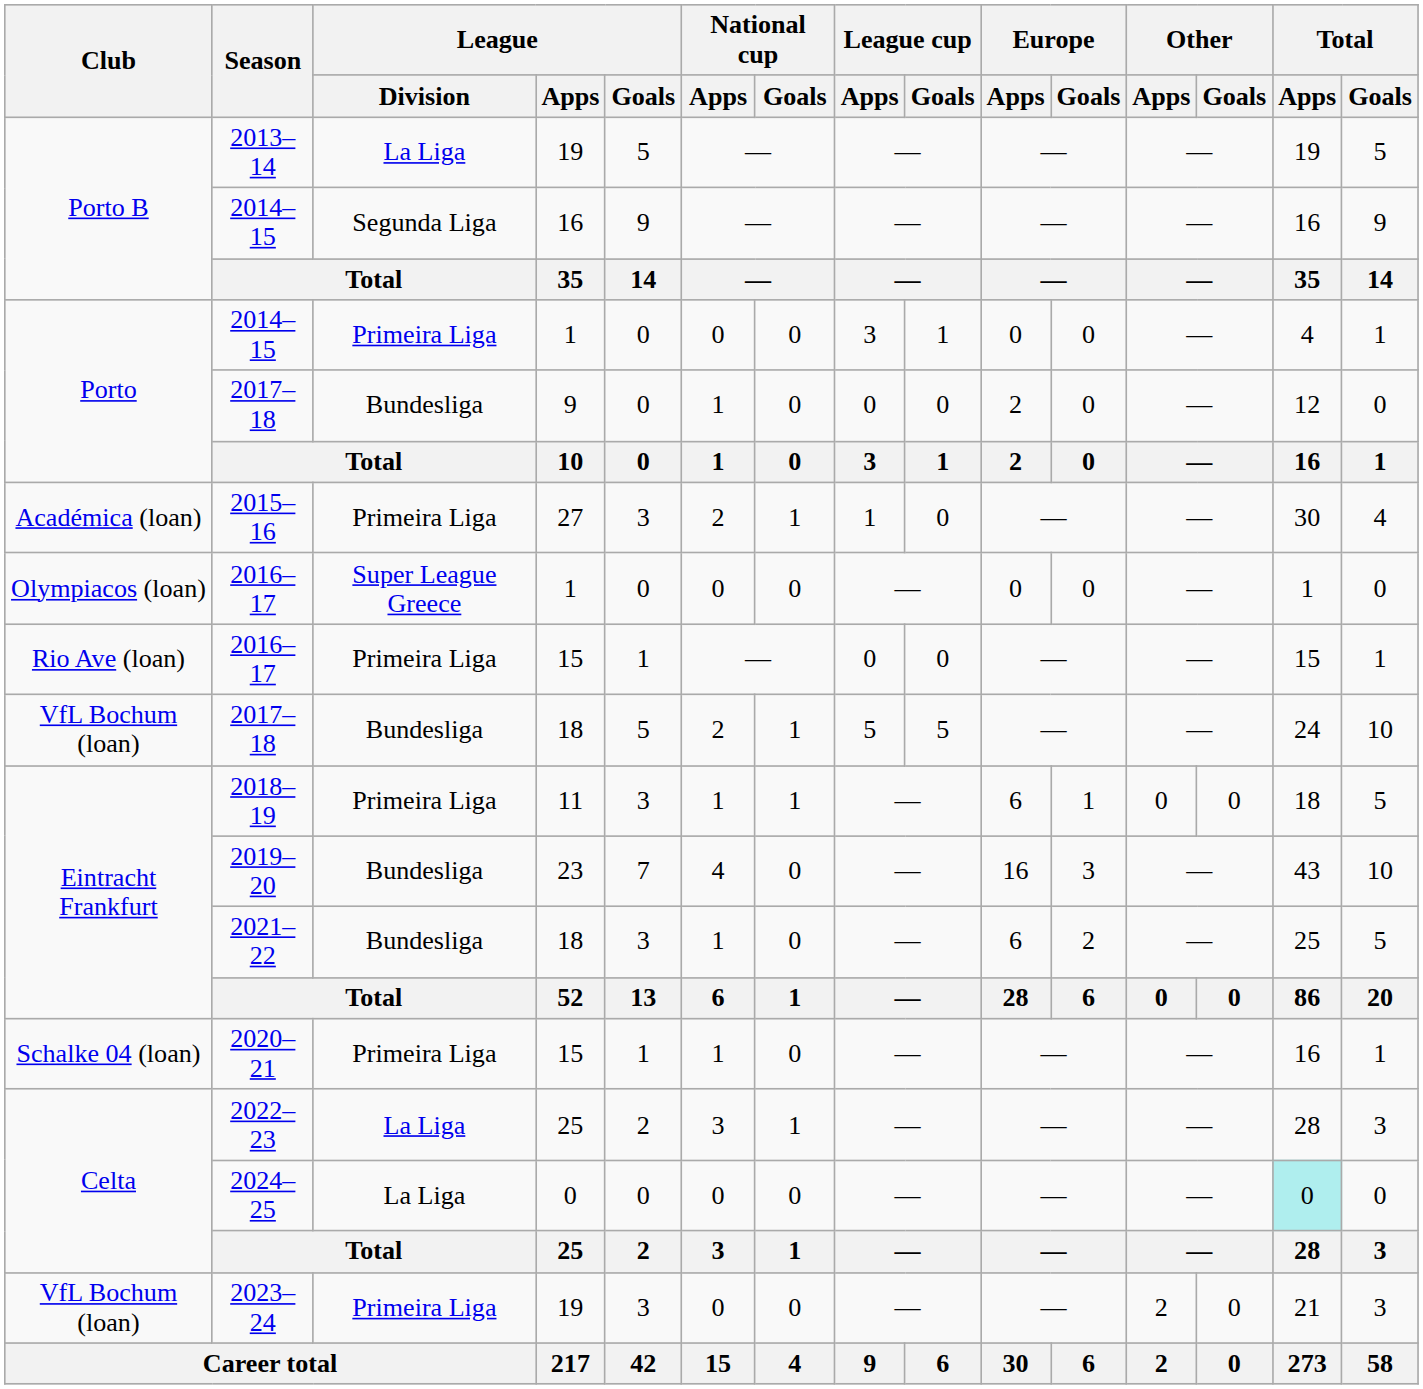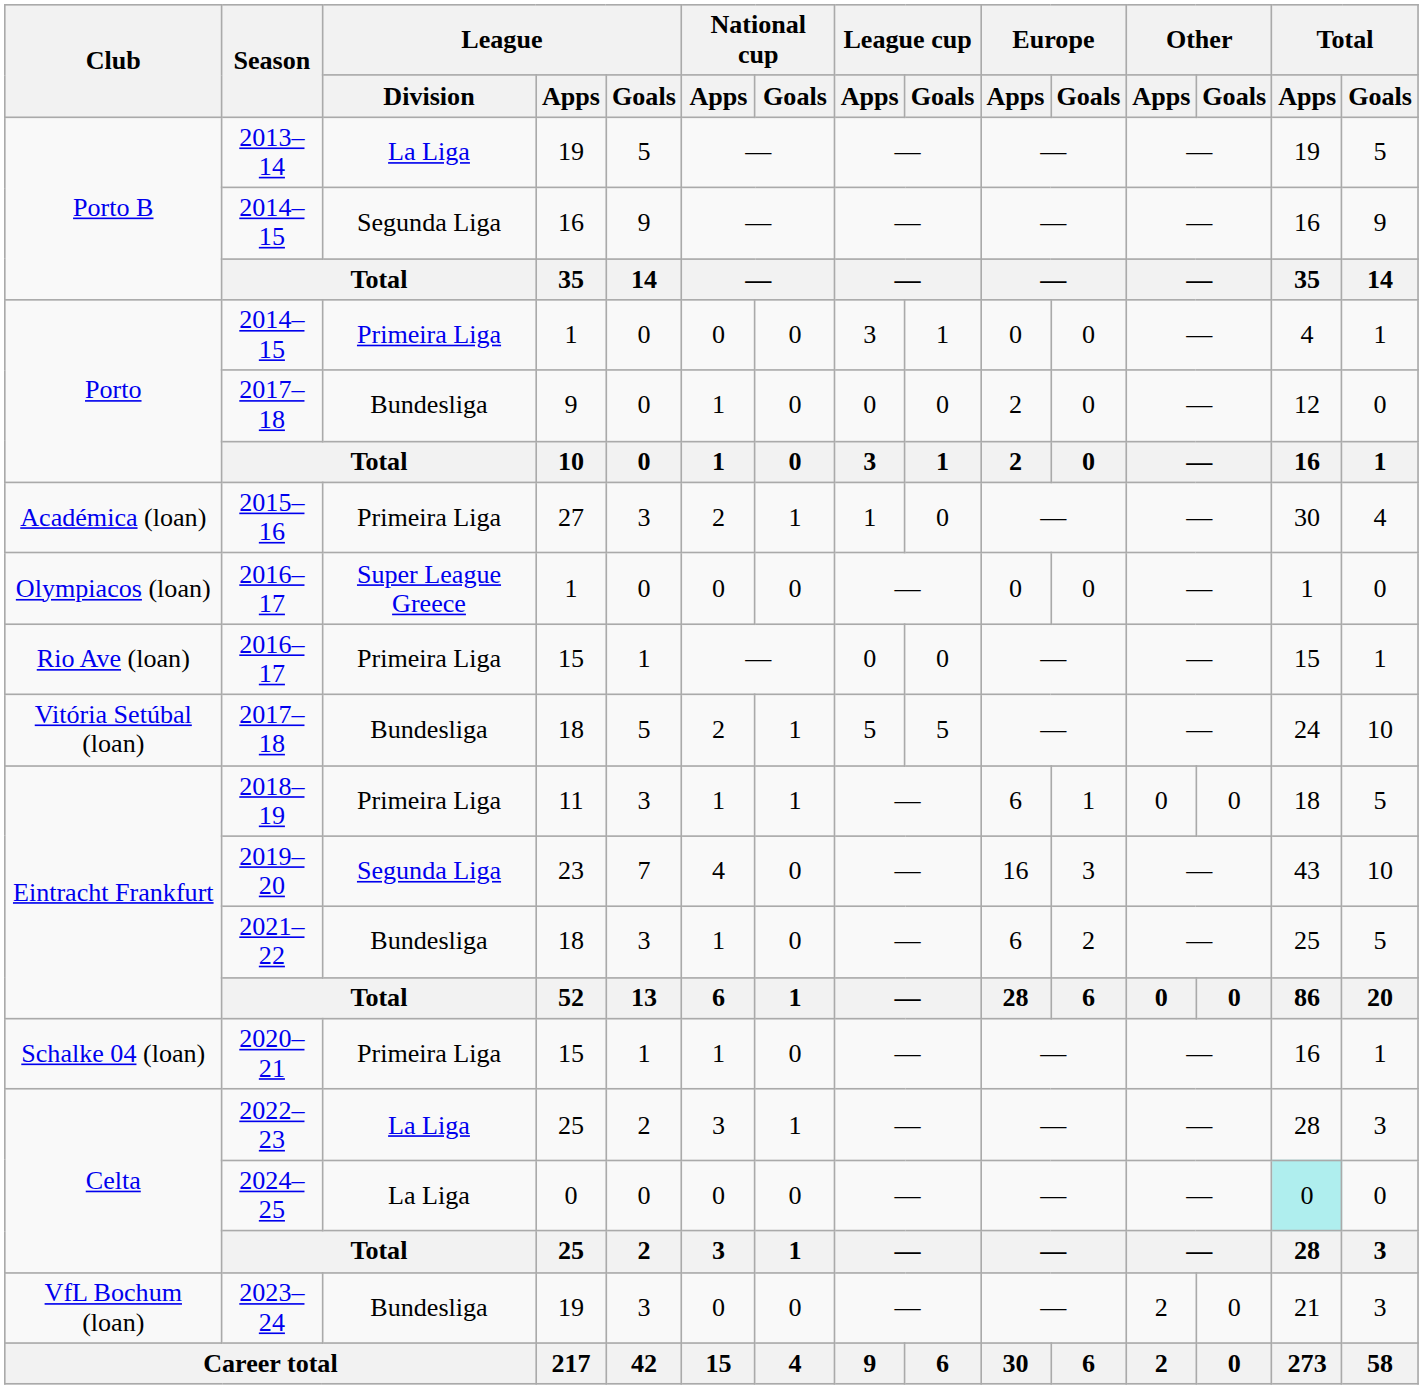(108, 729) VfL Bochum (loan) -> (113, 729) Vitória Setúbal (loan)
(424, 870) Bundesliga -> (429, 870) Segunda Liga
(424, 1307) Primeira Liga -> (429, 1307) Bundesliga
